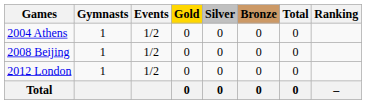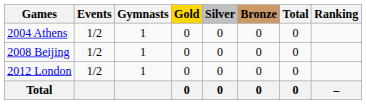columns swapped: (103, 14) <-> (151, 14)
